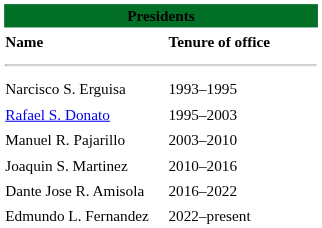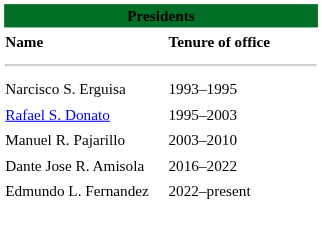- row: (66, 165)
